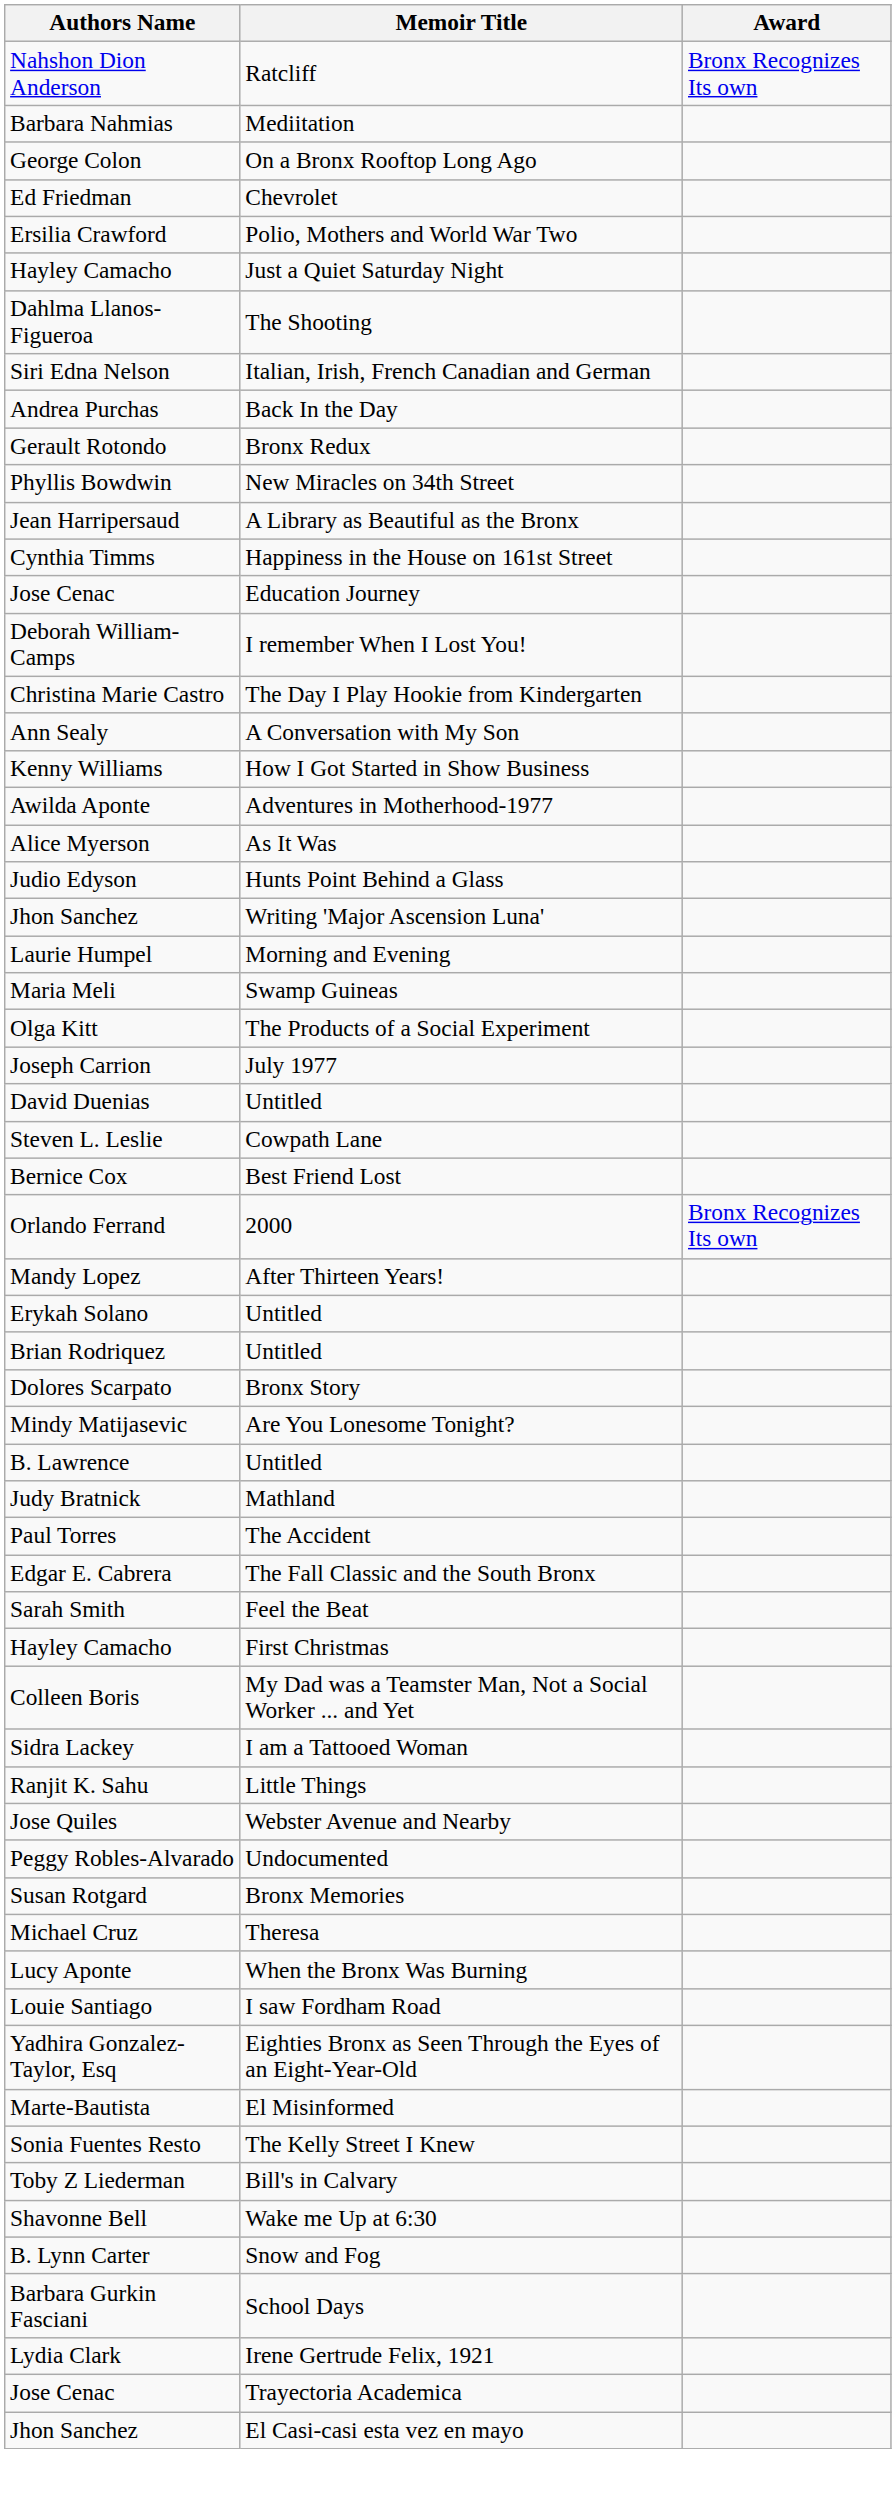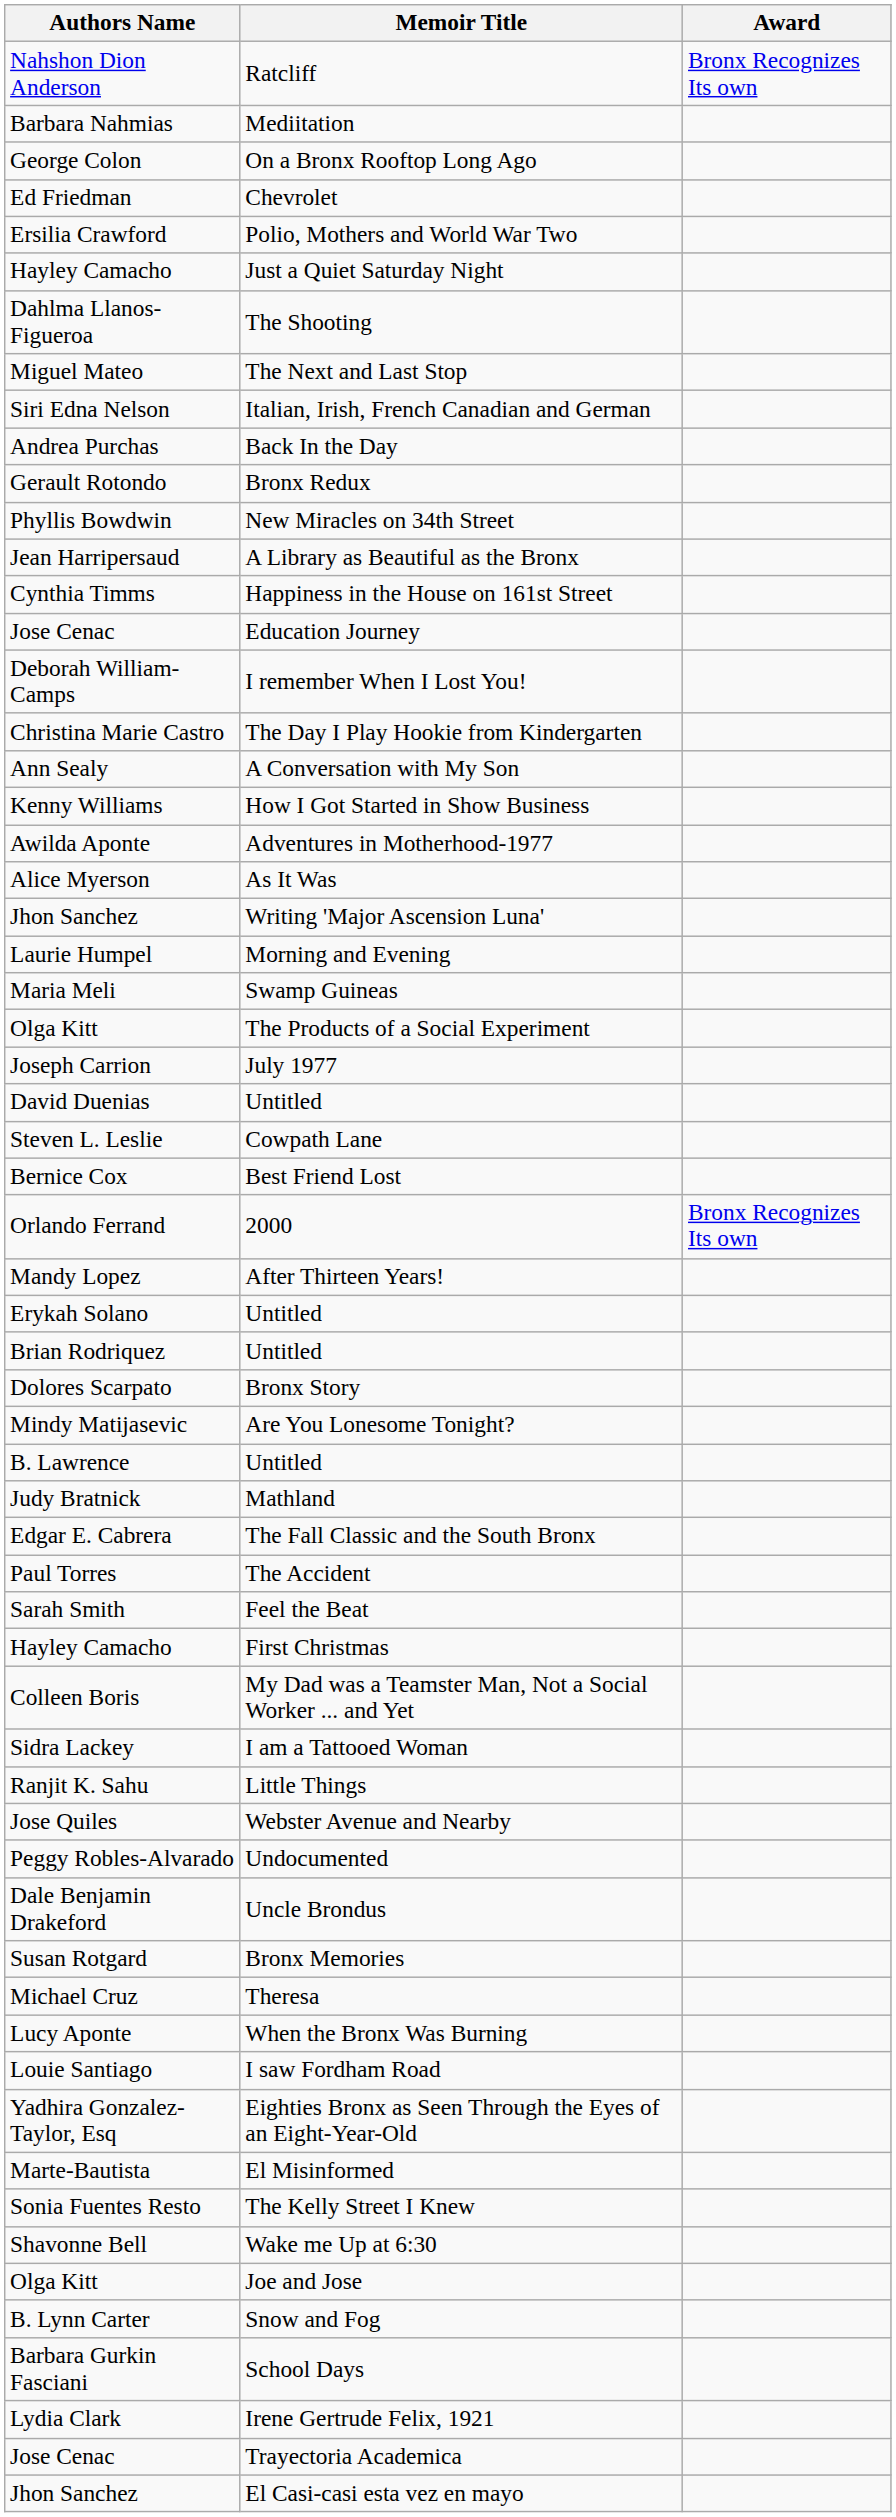+ row: (77, 371)
- row: (73, 879)
rows swapped: (63, 1535) <-> (91, 1572)
+ row: (81, 1908)
- row: (98, 2181)
+ row: (54, 2281)
